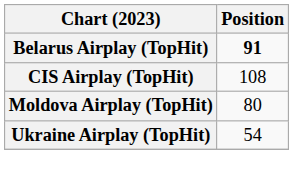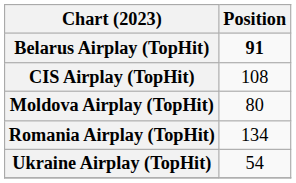+ row: (112, 134)
